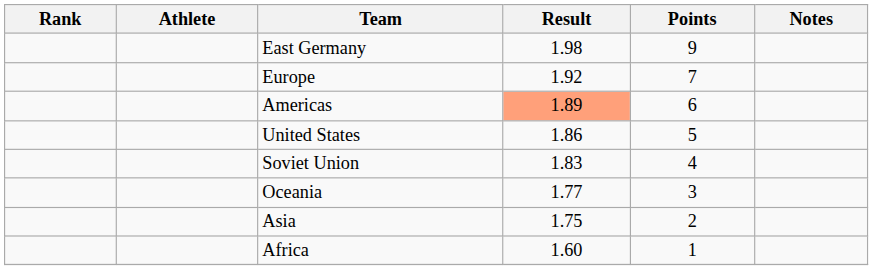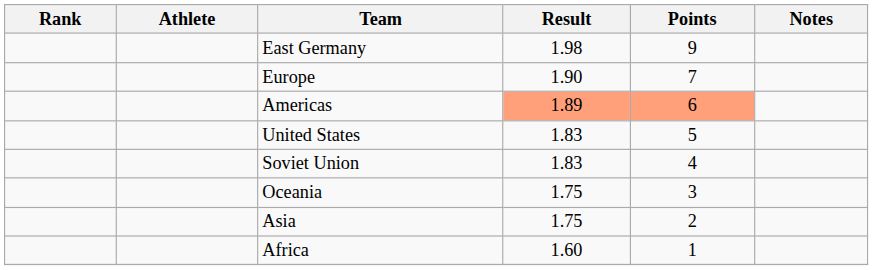(567, 76) 1.92 -> (567, 76) 1.90
(692, 105) no background -> (692, 105) lightsalmon background
(567, 134) 1.86 -> (567, 134) 1.83
(567, 192) 1.77 -> (567, 192) 1.75
